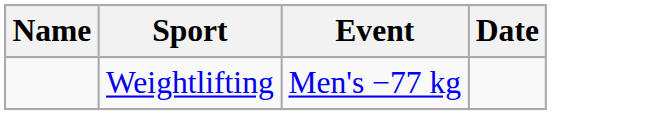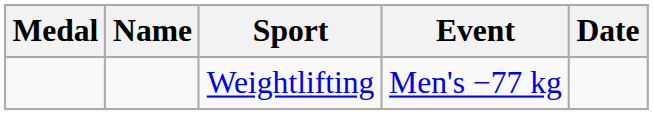+ column: (55, 30)
